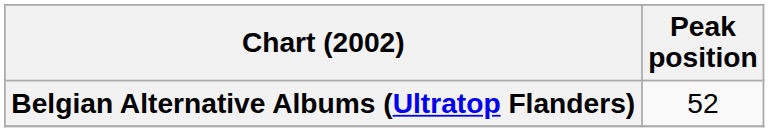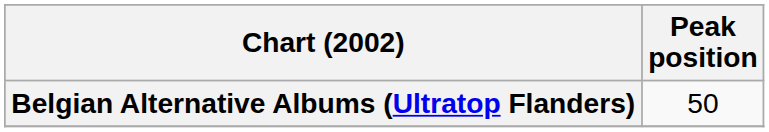(703, 103) 52 -> (703, 103) 50
